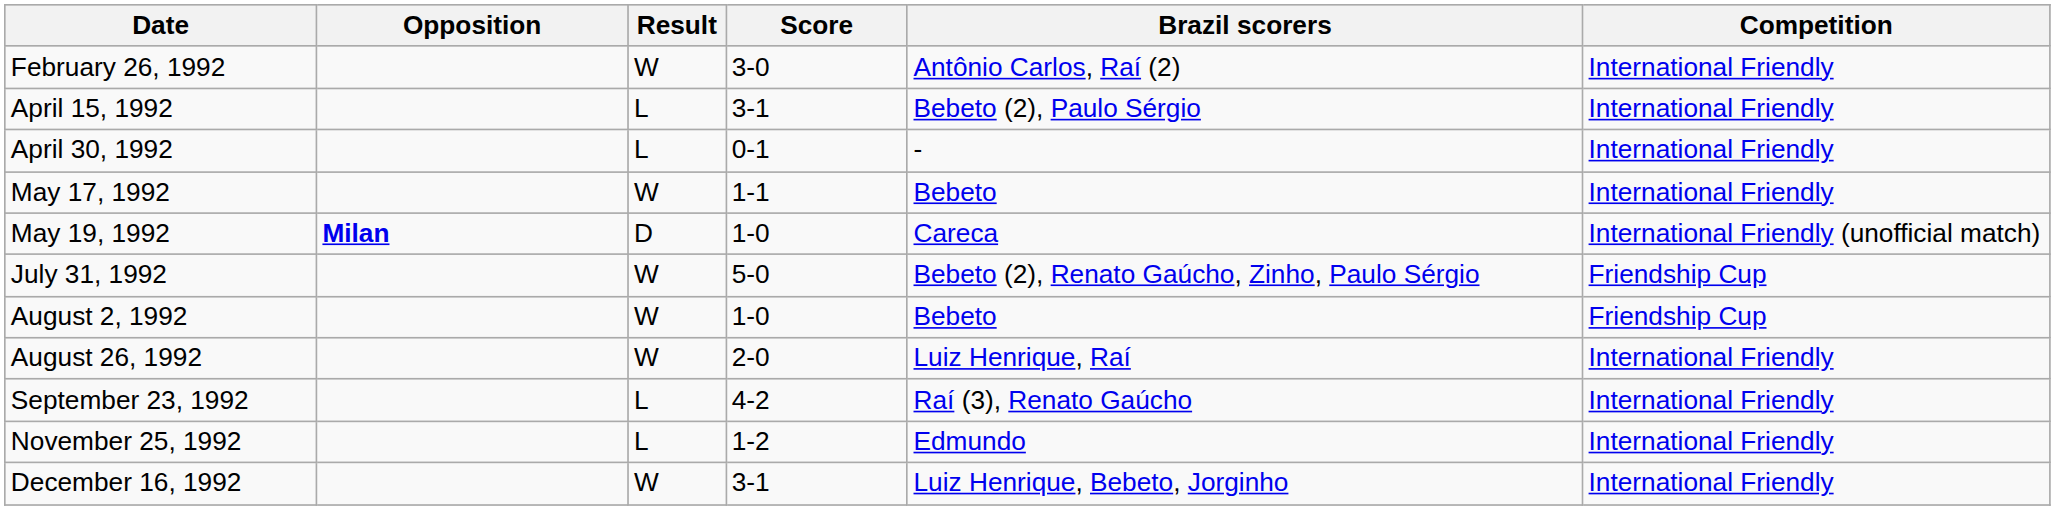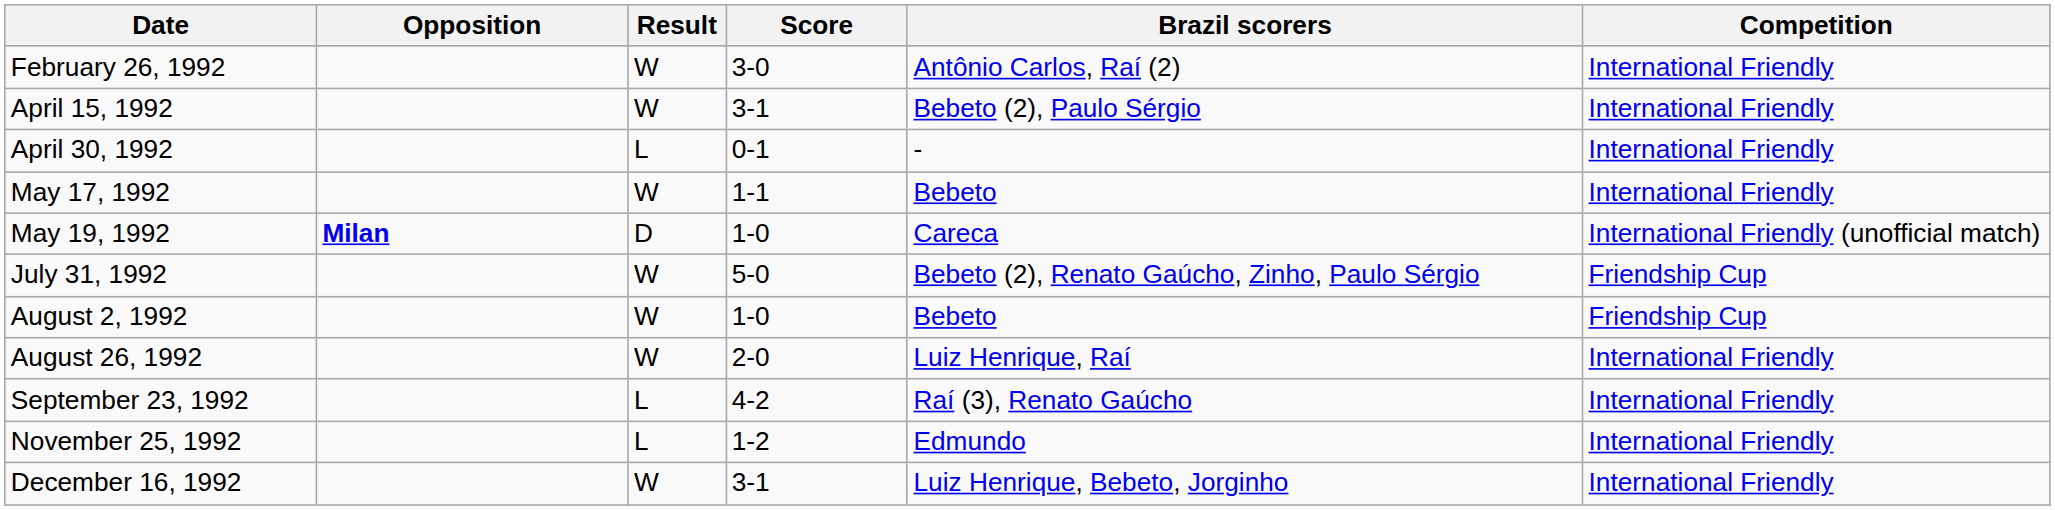(641, 108) L -> (646, 108) W
